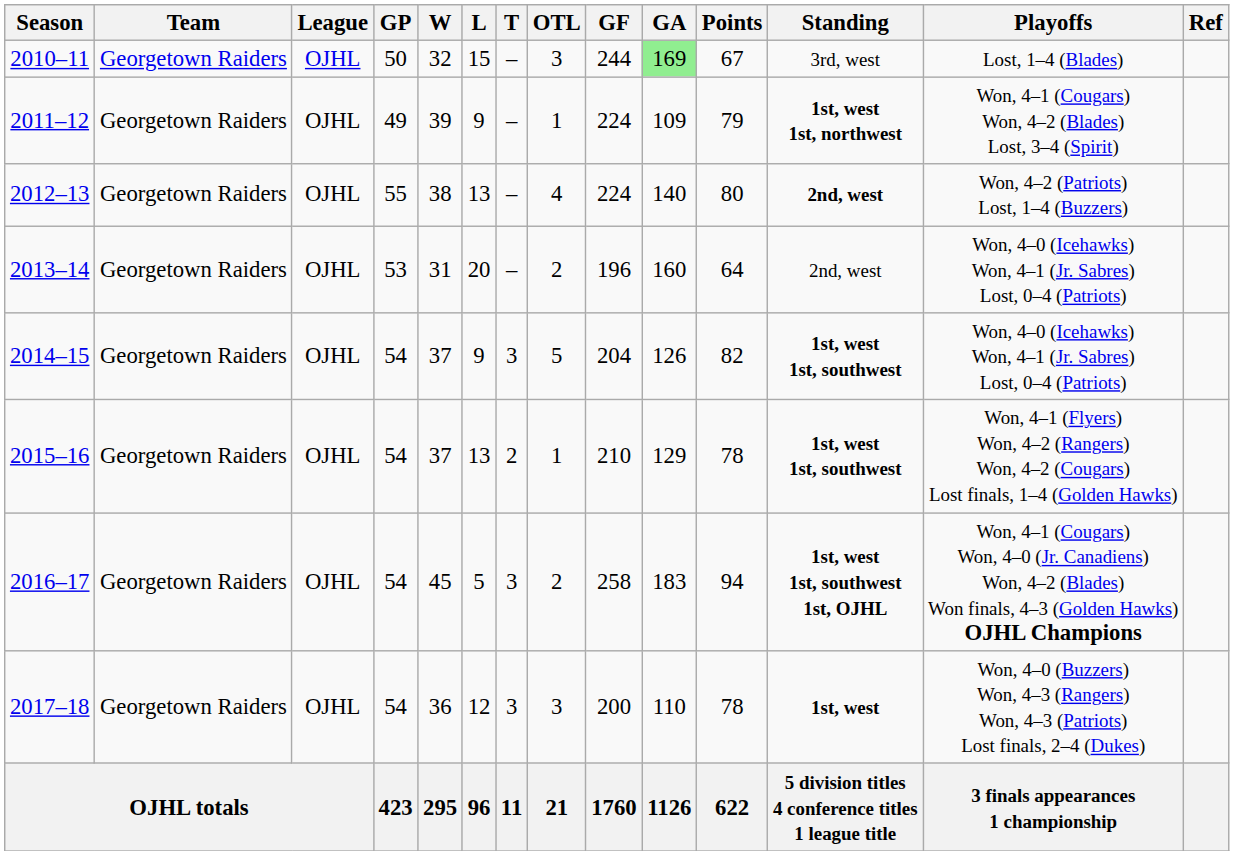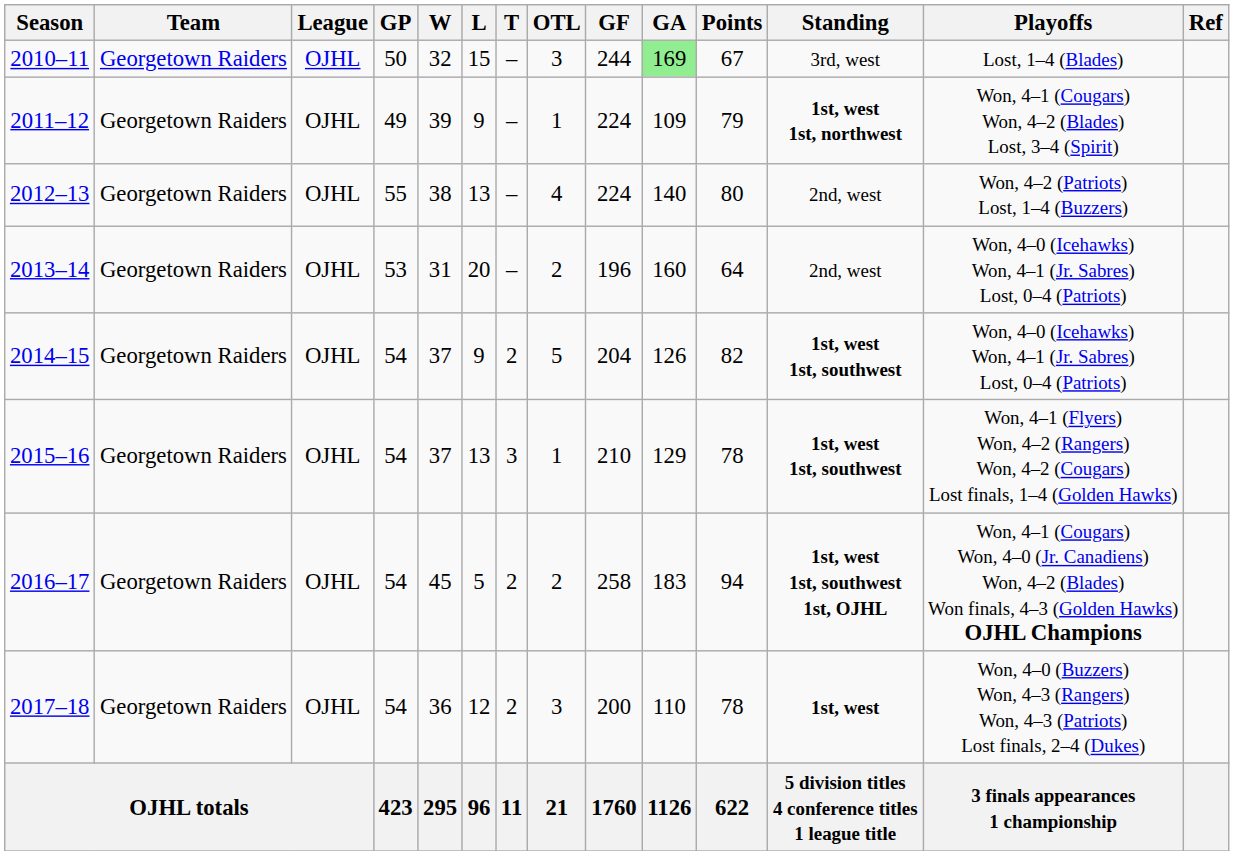(845, 194) bold -> (845, 195) normal
(512, 356) 3 -> (512, 356) 2
(512, 455) 2 -> (512, 455) 3
(512, 581) 3 -> (512, 581) 2
(512, 706) 3 -> (512, 706) 2
